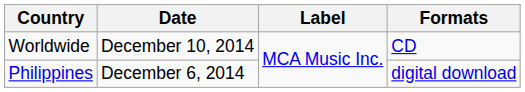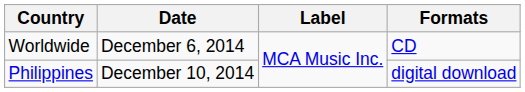(178, 45) December 10, 2014 -> (173, 45) December 6, 2014
(173, 73) December 6, 2014 -> (178, 73) December 10, 2014
